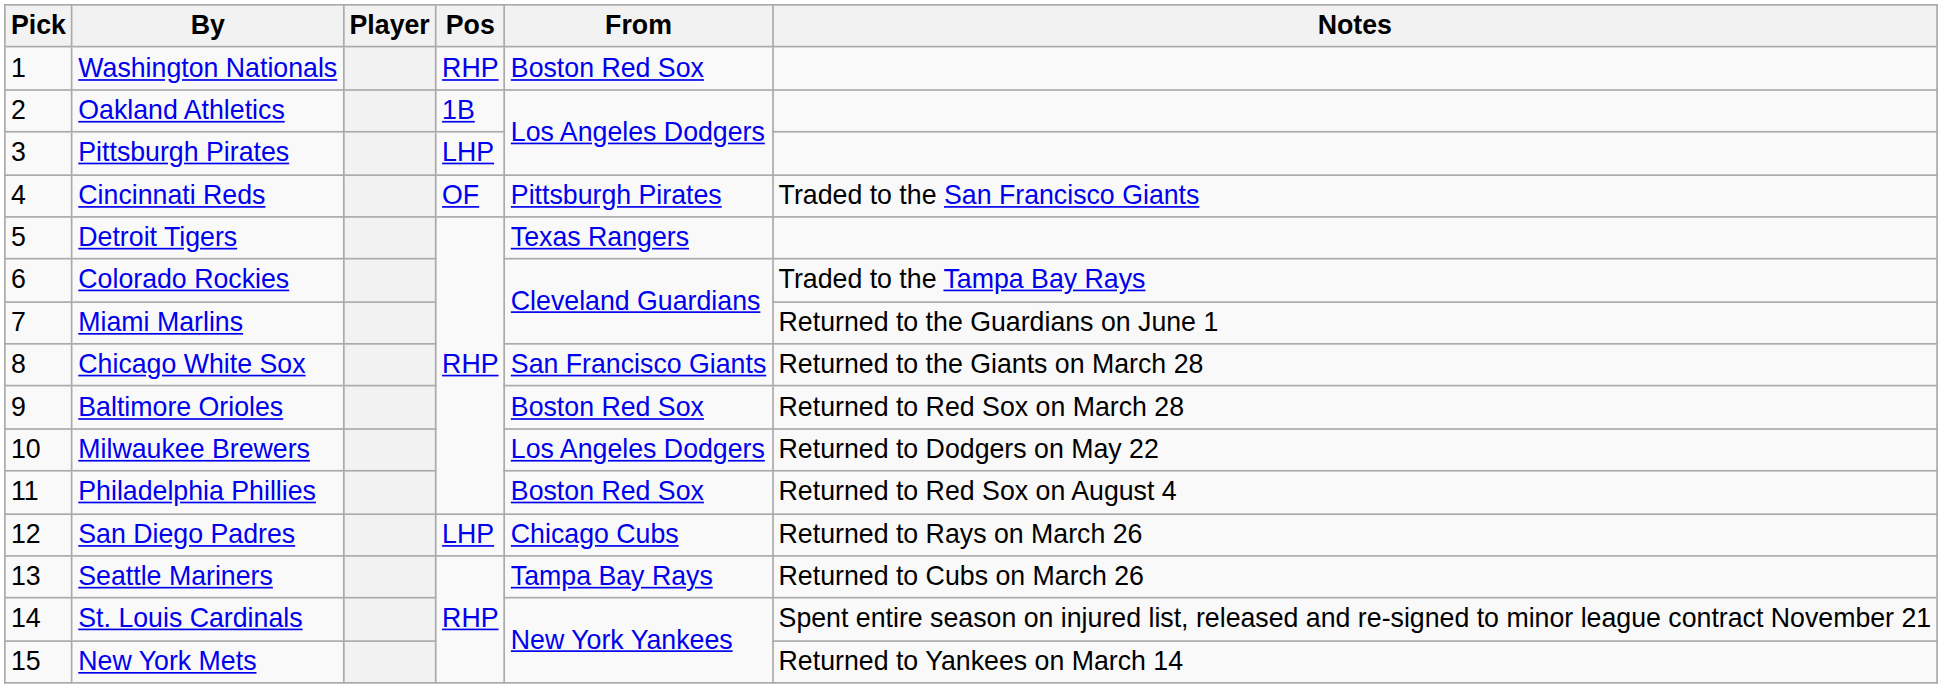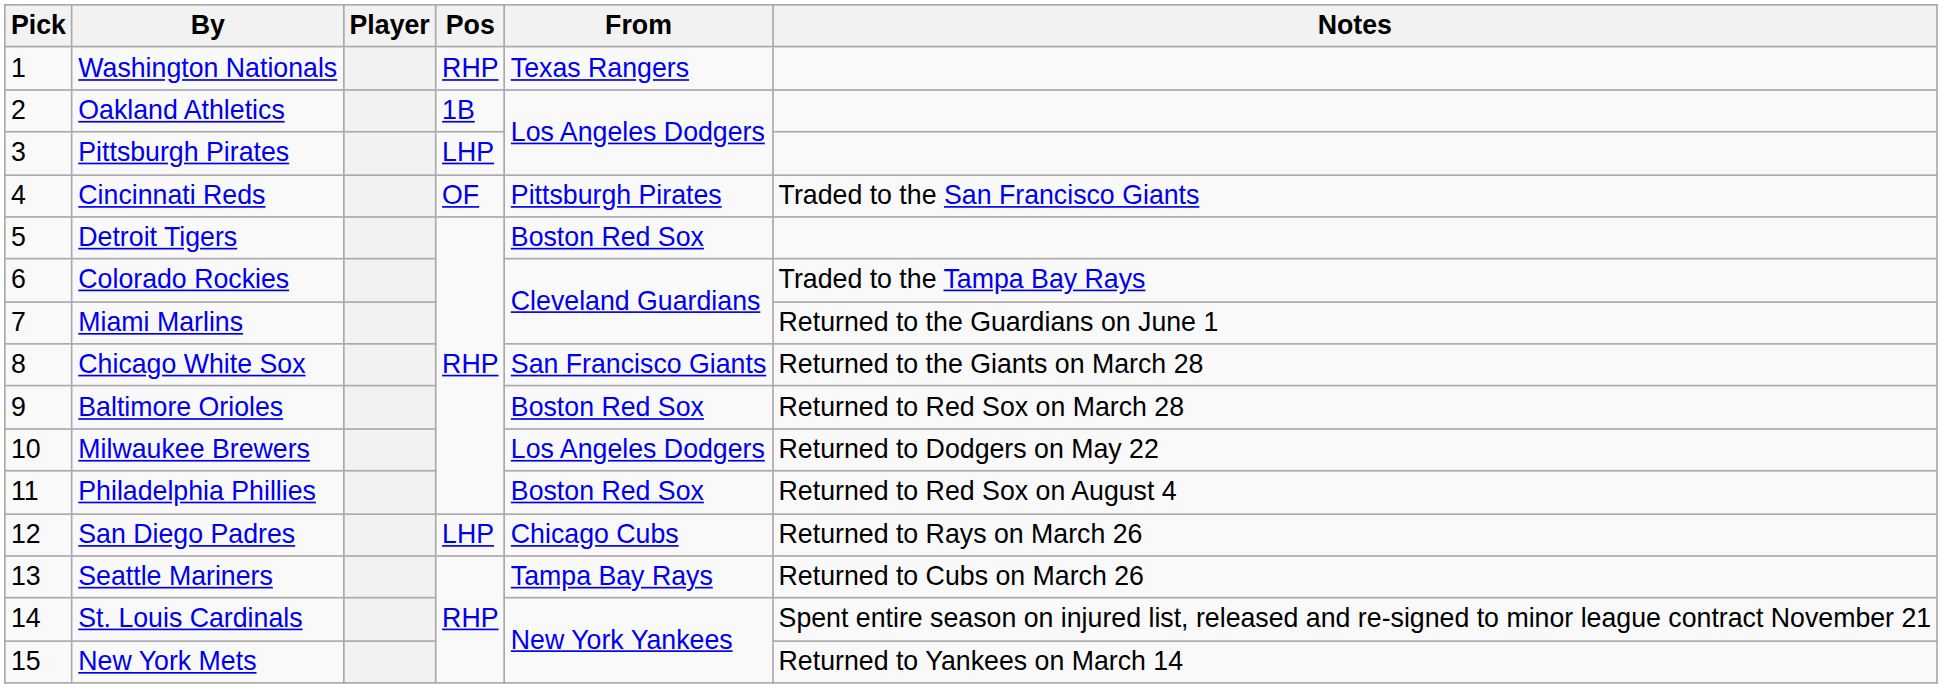(607, 68) Boston Red Sox -> (600, 68) Texas Rangers
(600, 237) Texas Rangers -> (607, 237) Boston Red Sox
